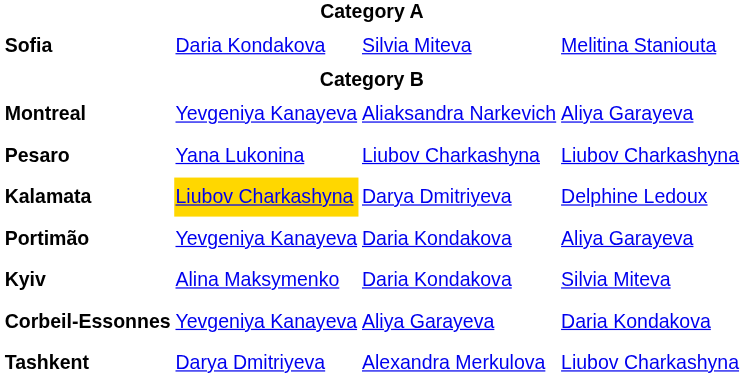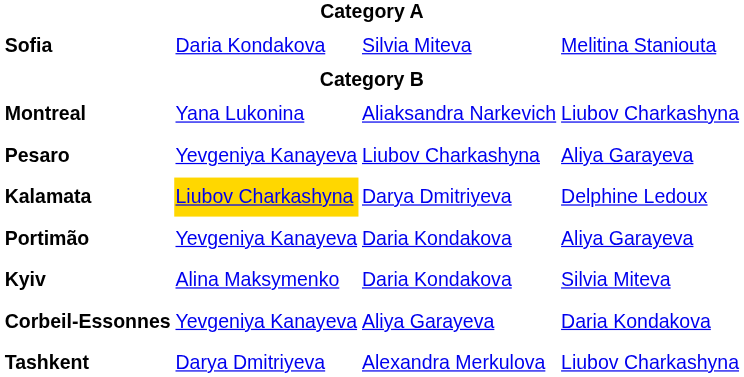(266, 114) Yevgeniya Kanayeva -> (240, 114) Yana Lukonina
(627, 114) Aliya Garayeva -> (650, 114) Liubov Charkashyna
(240, 155) Yana Lukonina -> (266, 155) Yevgeniya Kanayeva
(650, 155) Liubov Charkashyna -> (627, 155) Aliya Garayeva
